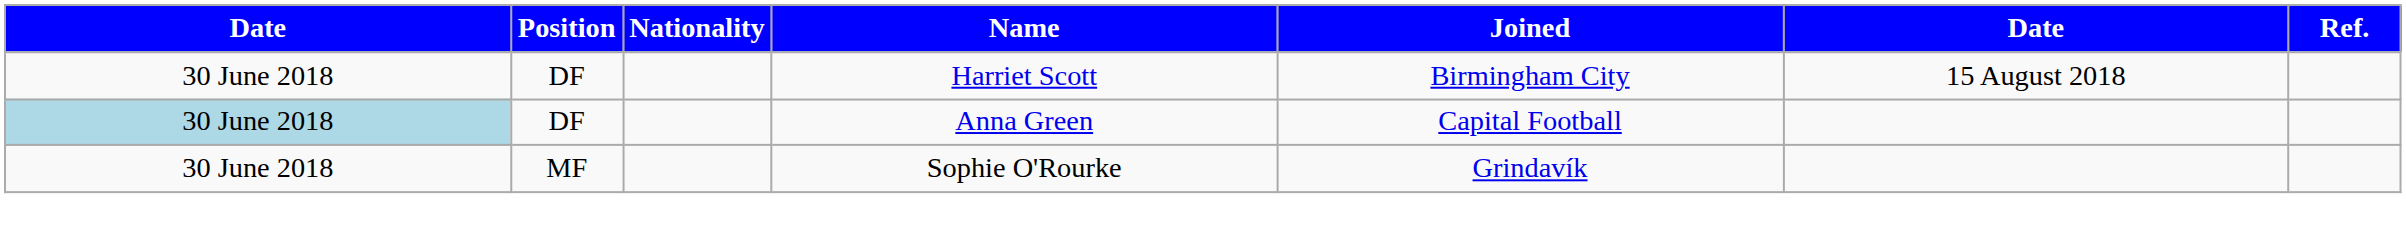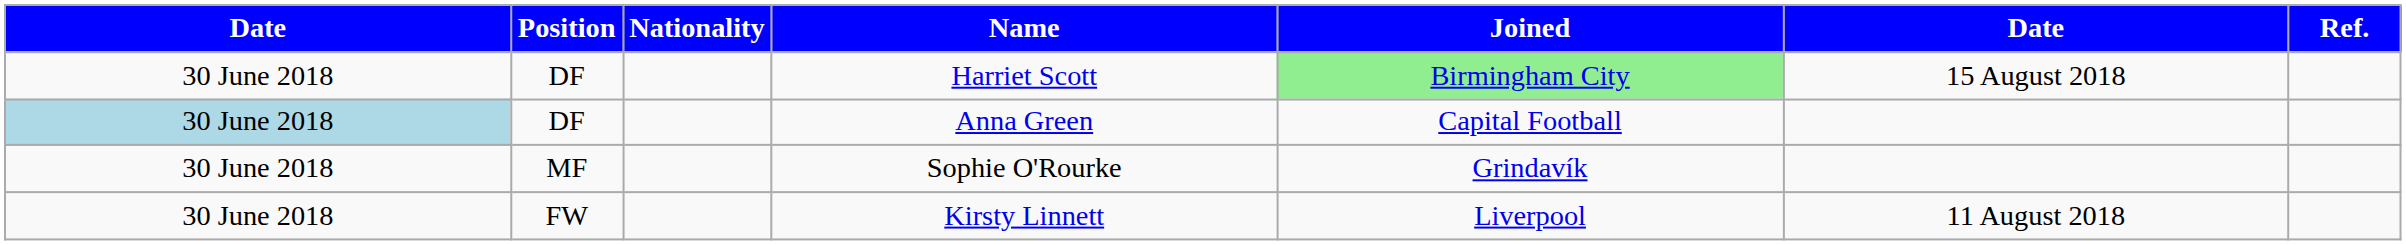(1530, 75) no background -> (1530, 75) lightgreen background
+ row: (1024, 215)
